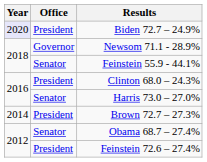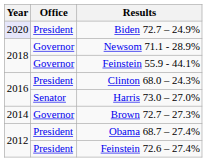(50, 64) Senator -> (54, 64) Governor
(53, 115) President -> (54, 115) Governor
(50, 132) Senator -> (53, 132) President
